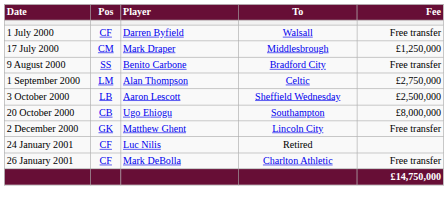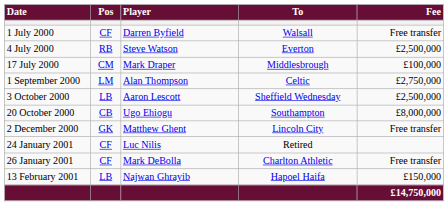+ row: (30, 49)
(418, 49) £1,250,000 -> (422, 65) £100,000
- row: (36, 65)
+ row: (42, 177)
